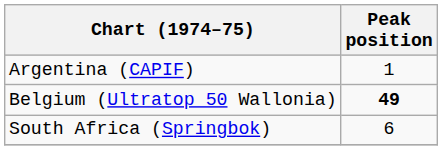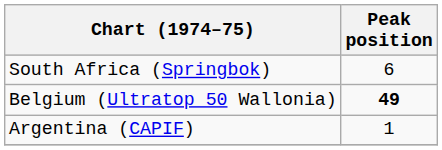rows swapped: (102, 70) <-> (140, 130)
